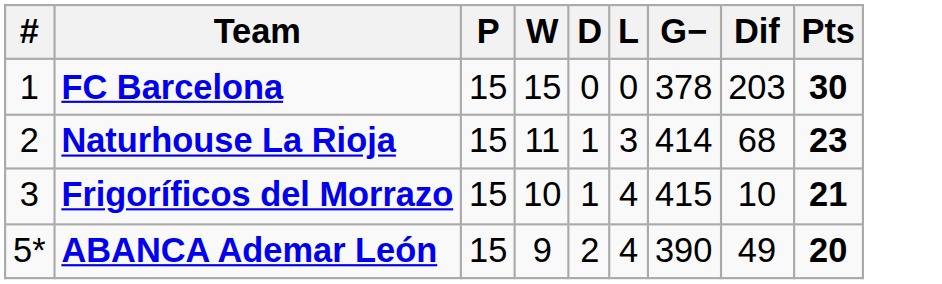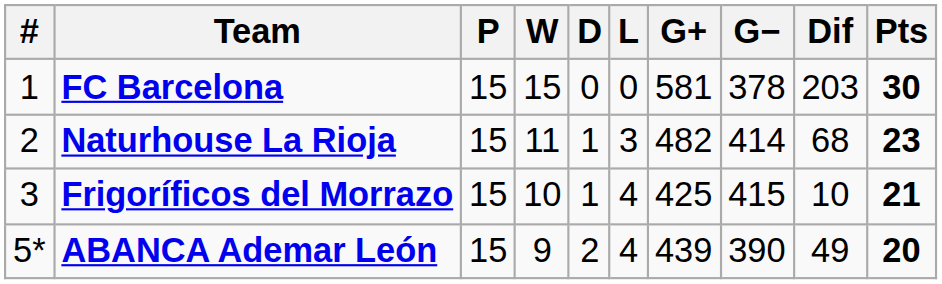+ column: (684, 31)
